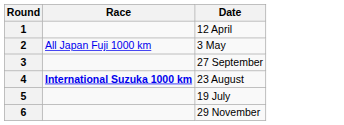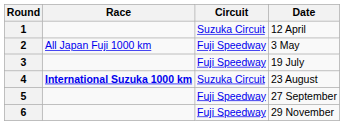+ column: (232, 13)
(230, 63) 27 September -> (288, 63) 19 July
(214, 96) 19 July -> (304, 96) 27 September
